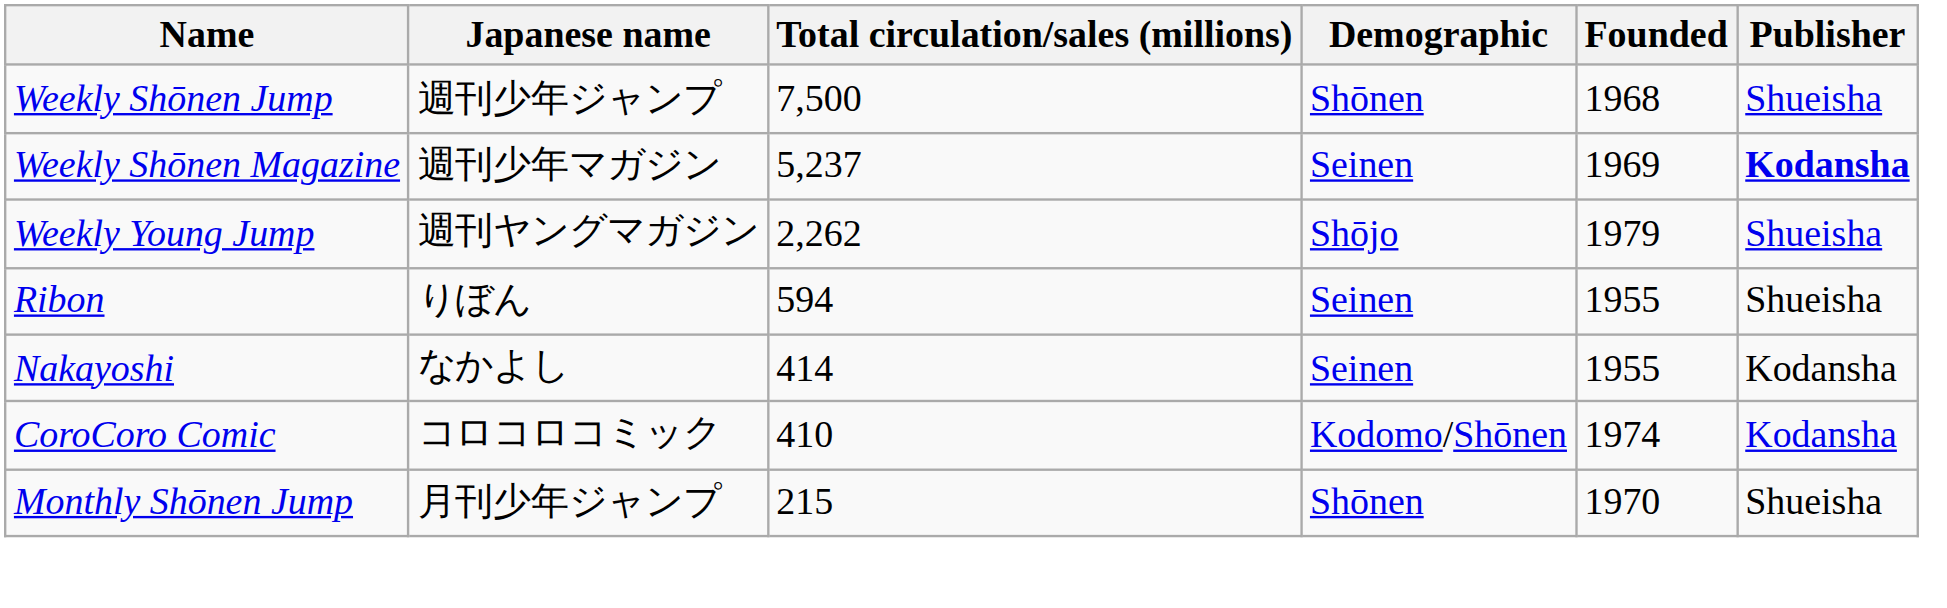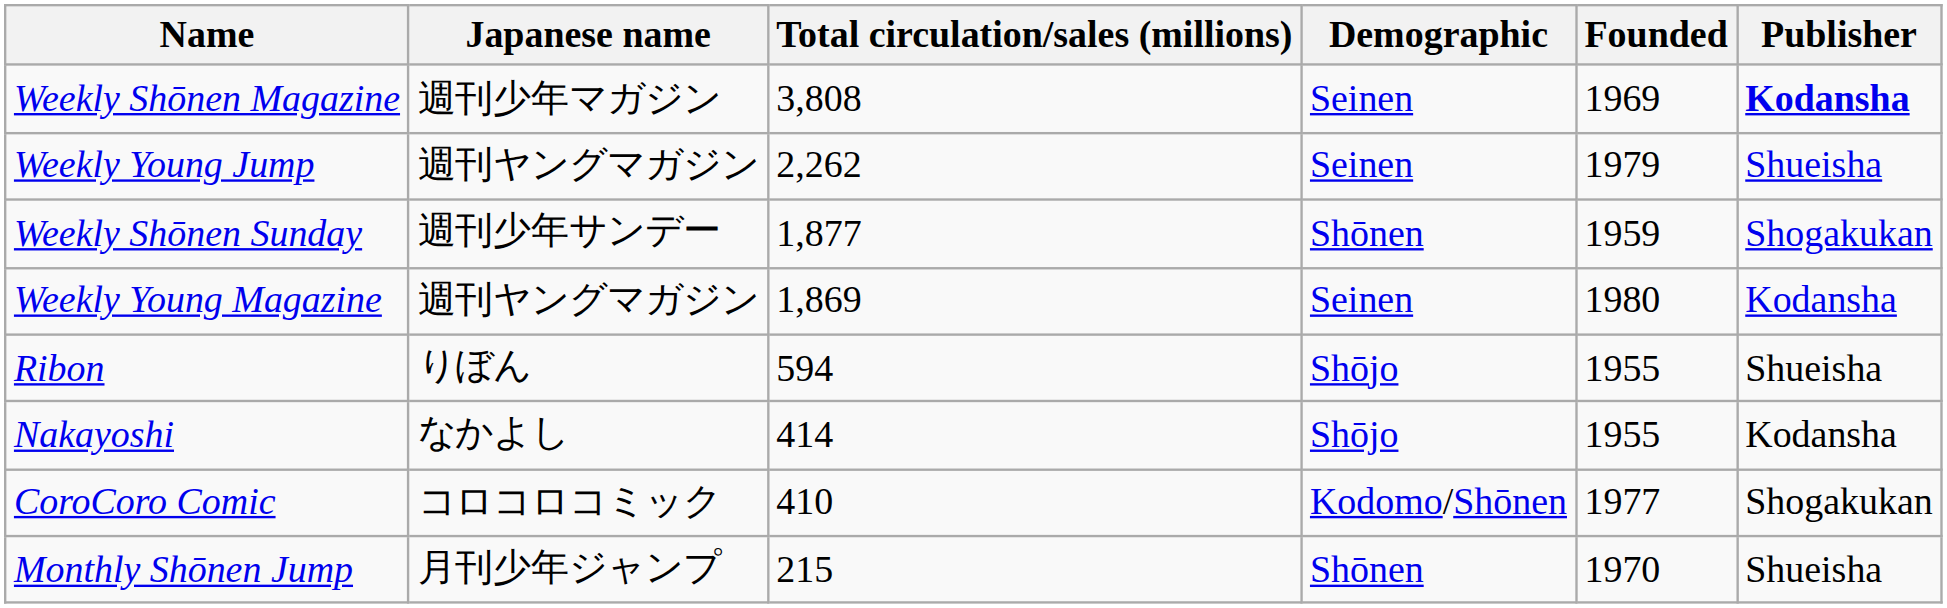- row: (173, 98)
(819, 165) 5,237 -> (819, 98) 3,808
(1354, 232) Shōjo -> (1362, 165) Seinen
+ row: (188, 232)
+ row: (198, 300)
(1362, 300) Seinen -> (1354, 367) Shōjo
(1362, 367) Seinen -> (1354, 434) Shōjo
(1622, 434) 1974 -> (1622, 501) 1977
(1821, 434) Kodansha -> (1839, 501) Shogakukan
